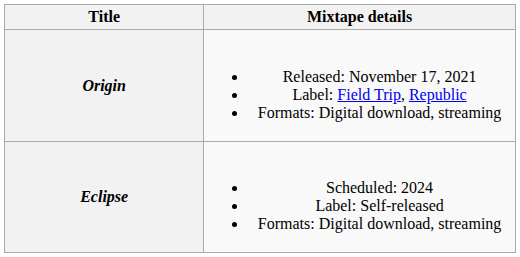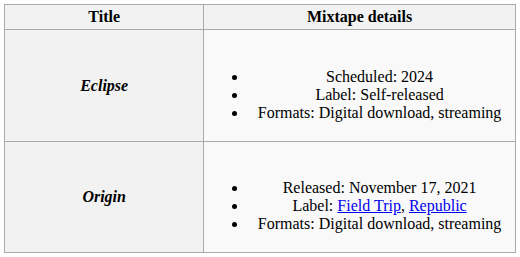rows swapped: (104, 85) <-> (104, 196)
